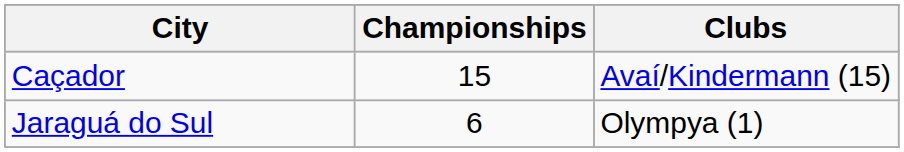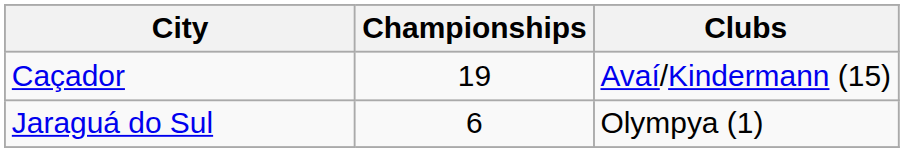(474, 75) 15 -> (474, 75) 19
